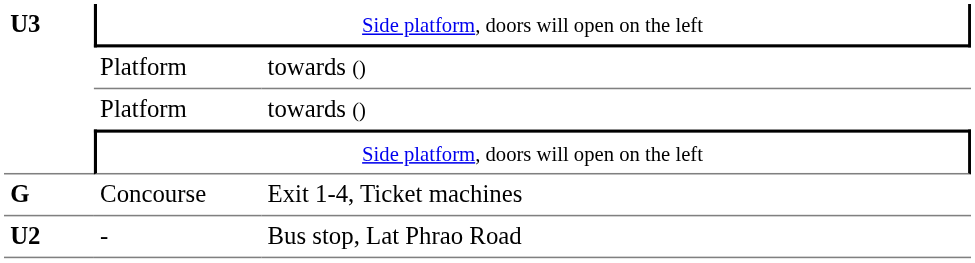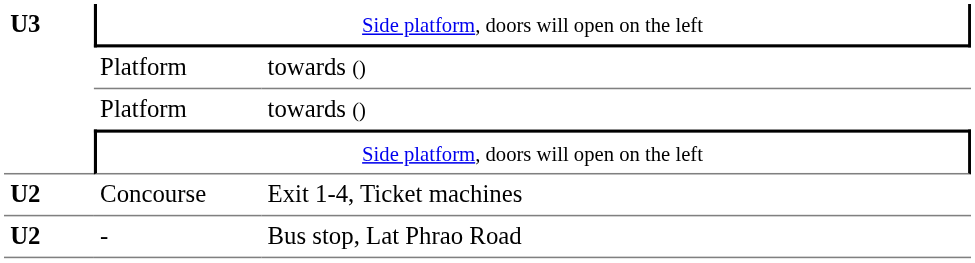(20, 194) G -> (25, 194) U2
